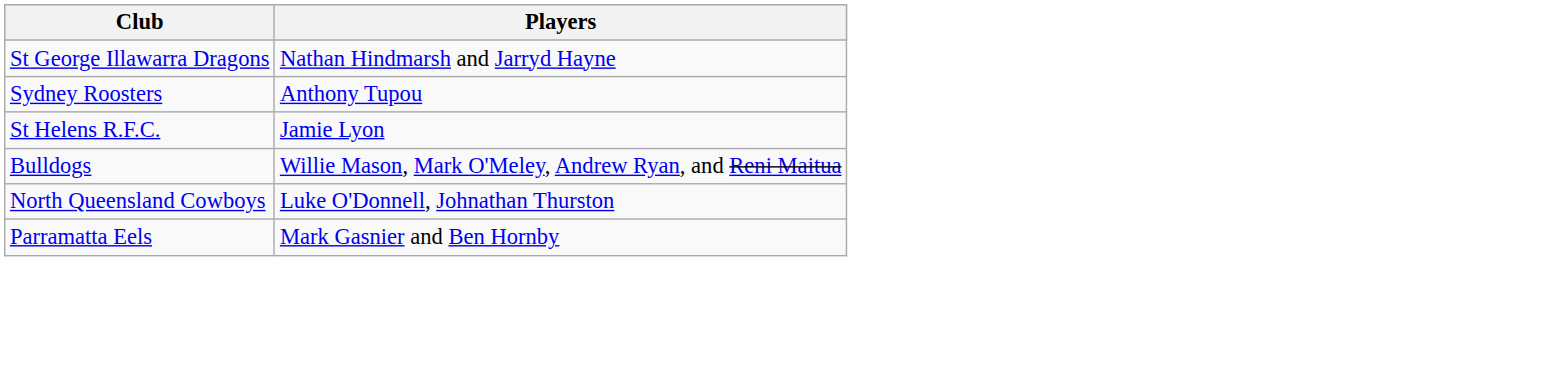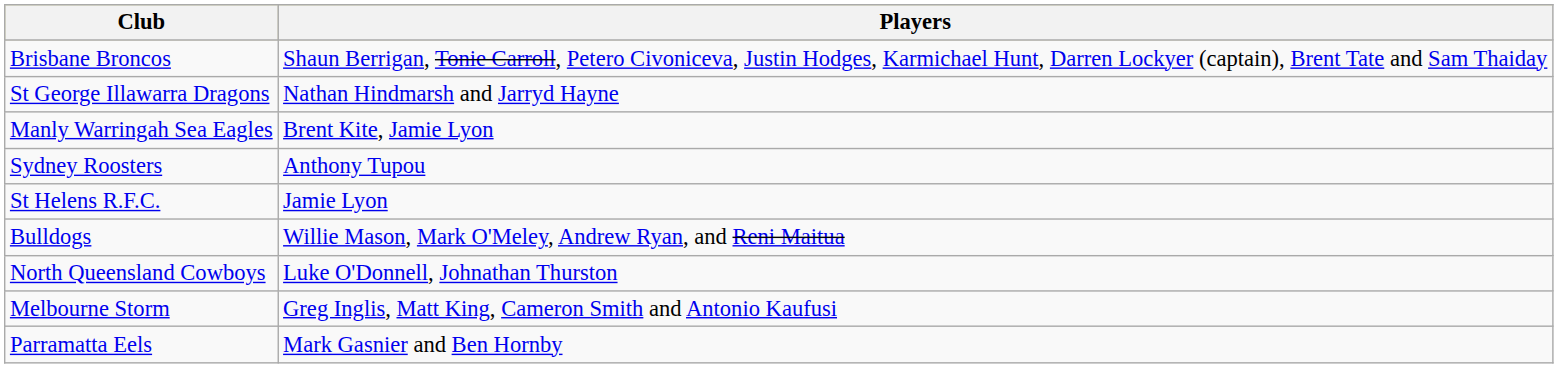+ row: (90, 58)
+ row: (141, 129)
+ row: (90, 308)
